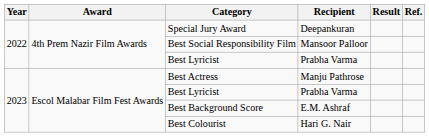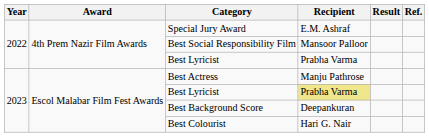(327, 28) Deepankuran -> (325, 28) E.M. Ashraf
(329, 92) no background -> (329, 92) khaki background
(325, 108) E.M. Ashraf -> (327, 108) Deepankuran
